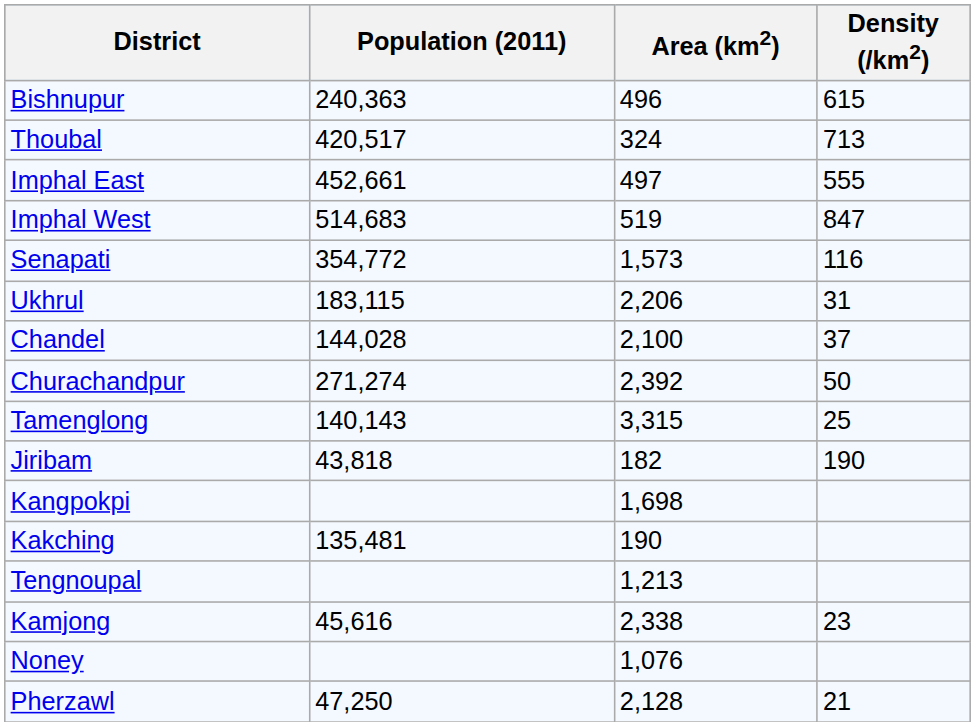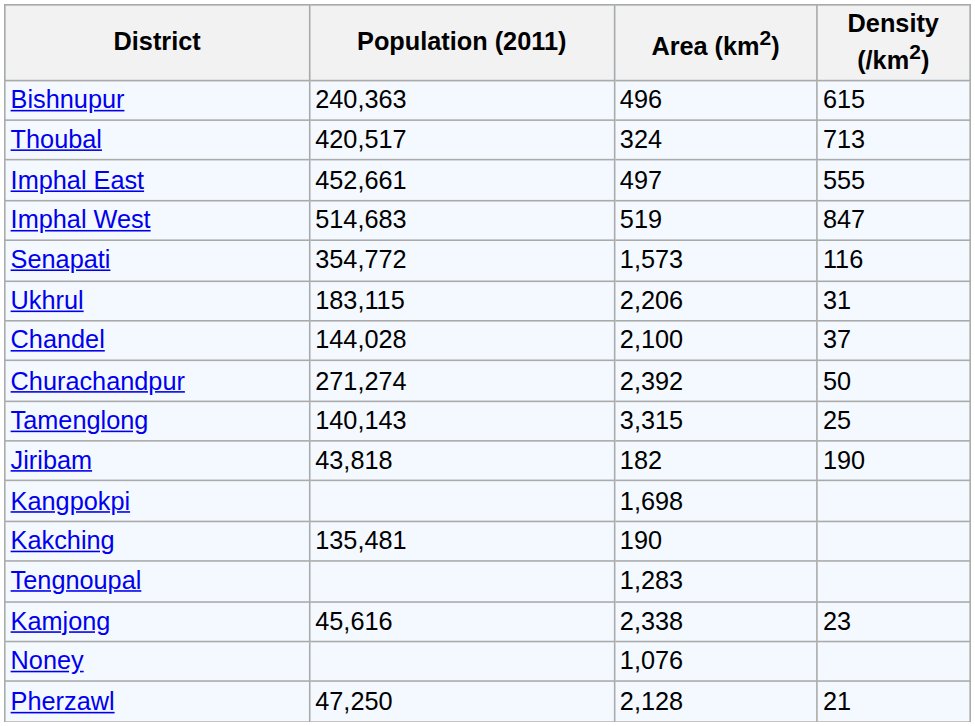(651, 581) 1,213 -> (651, 581) 1,283
